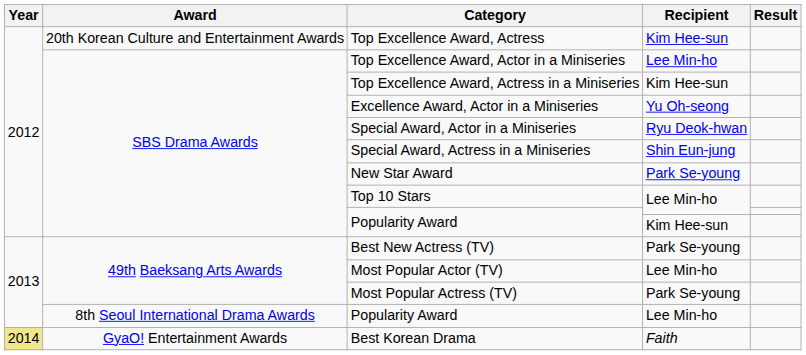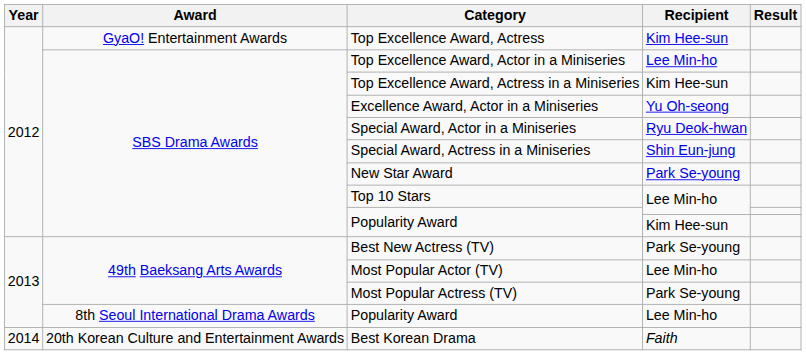(195, 38) 20th Korean Culture and Entertainment Awards -> (195, 38) GyaO! Entertainment Awards
(24, 338) khaki background -> (24, 338) no background
(195, 338) GyaO! Entertainment Awards -> (195, 338) 20th Korean Culture and Entertainment Awards
